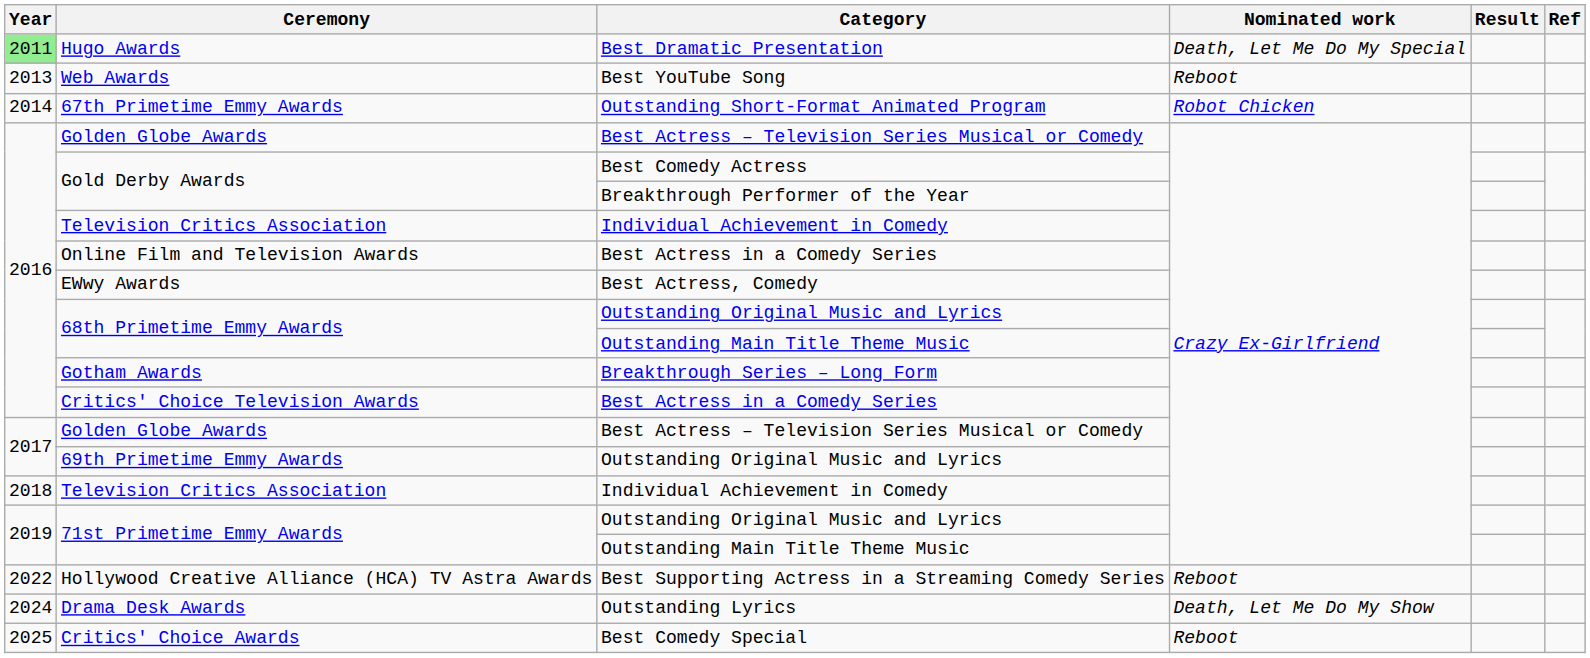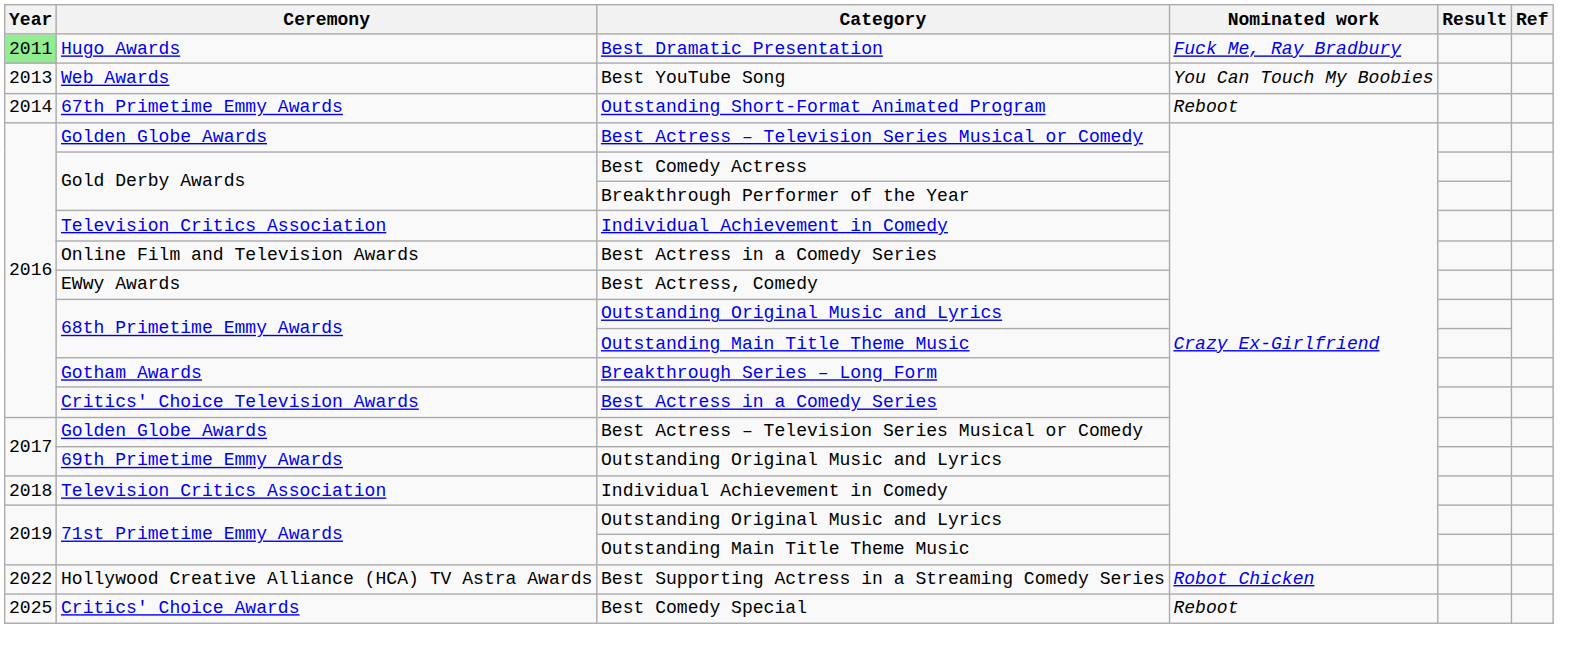(1320, 49) Death, Let Me Do My Special -> (1287, 49) Fuck Me, Ray Bradbury
(1206, 78) Reboot -> (1304, 78) You Can Touch My Boobies
(1244, 108) Robot Chicken -> (1206, 108) Reboot
(1206, 579) Reboot -> (1244, 579) Robot Chicken
- row: (153, 608)
